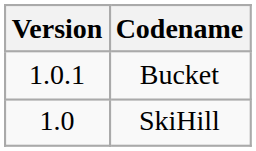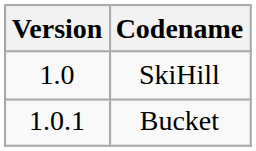rows swapped: (179, 121) <-> (179, 75)
